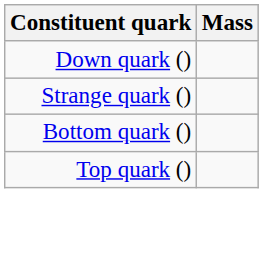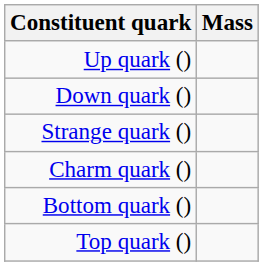+ row: (137, 59)
+ row: (120, 168)
